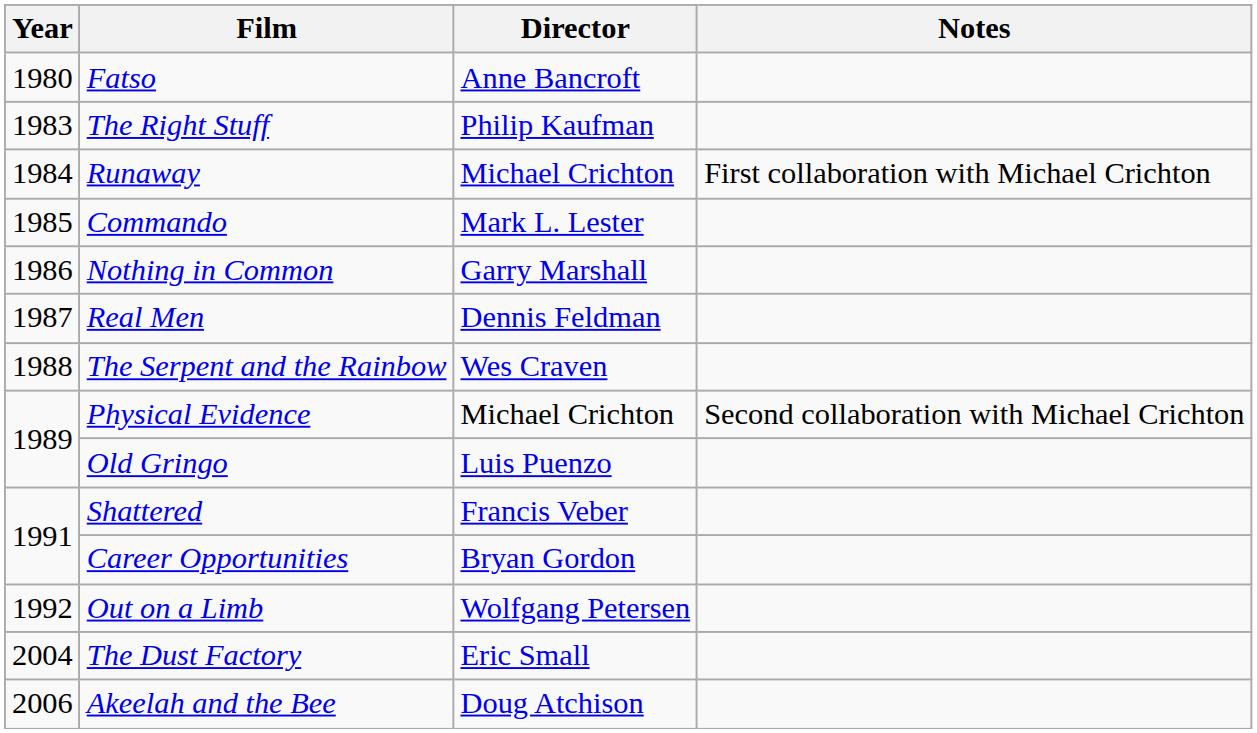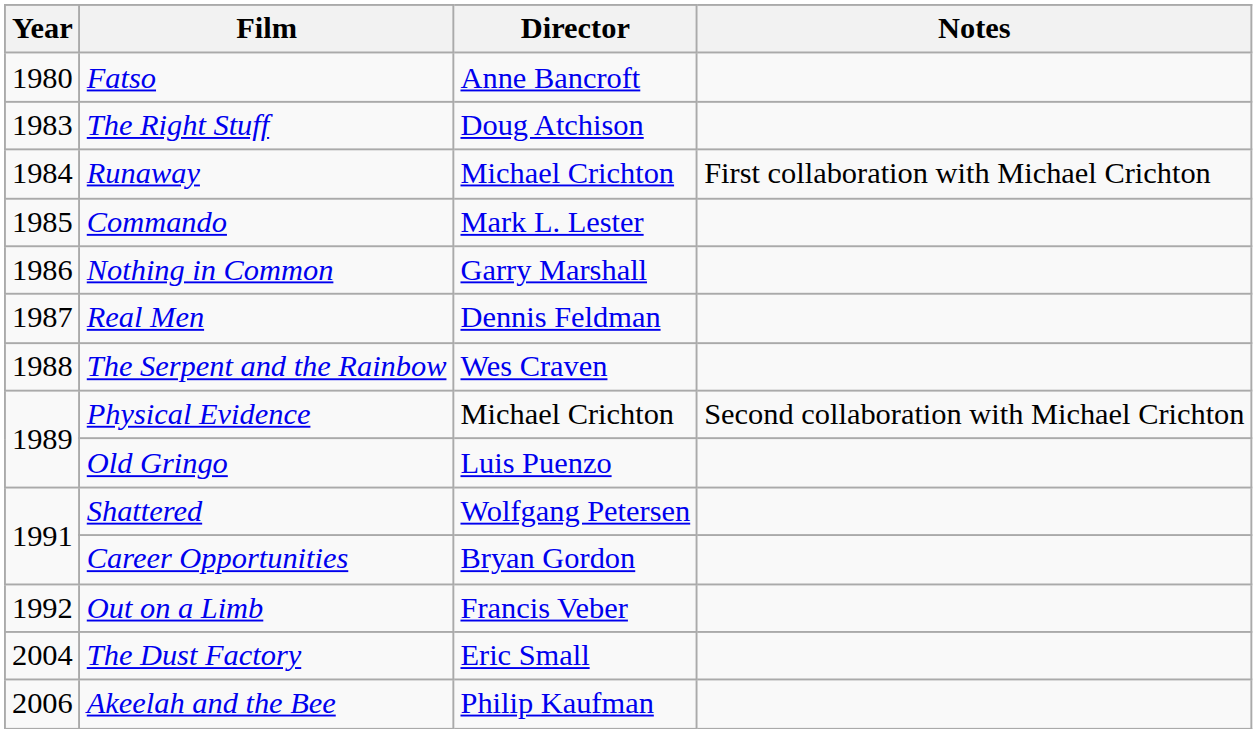(557, 125) Philip Kaufman -> (552, 125) Doug Atchison
(544, 510) Francis Veber -> (575, 510) Wolfgang Petersen
(575, 607) Wolfgang Petersen -> (544, 607) Francis Veber
(552, 703) Doug Atchison -> (557, 703) Philip Kaufman
